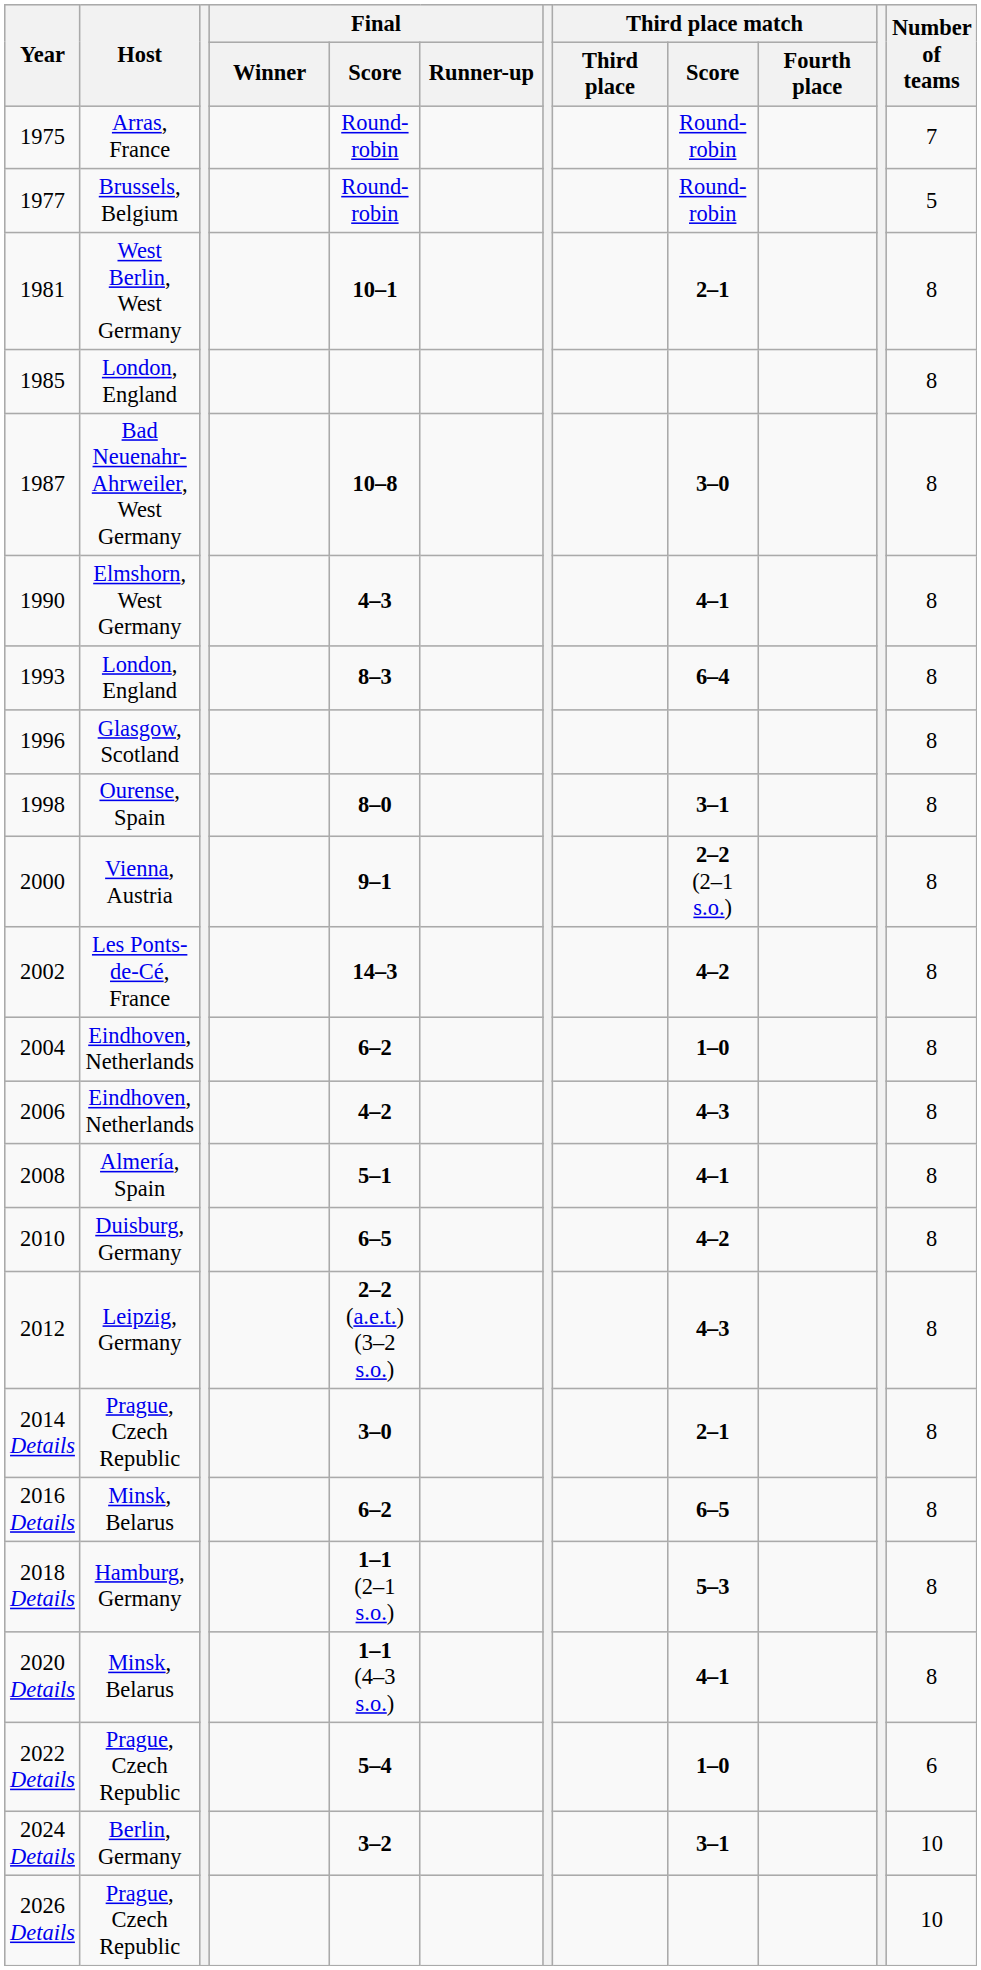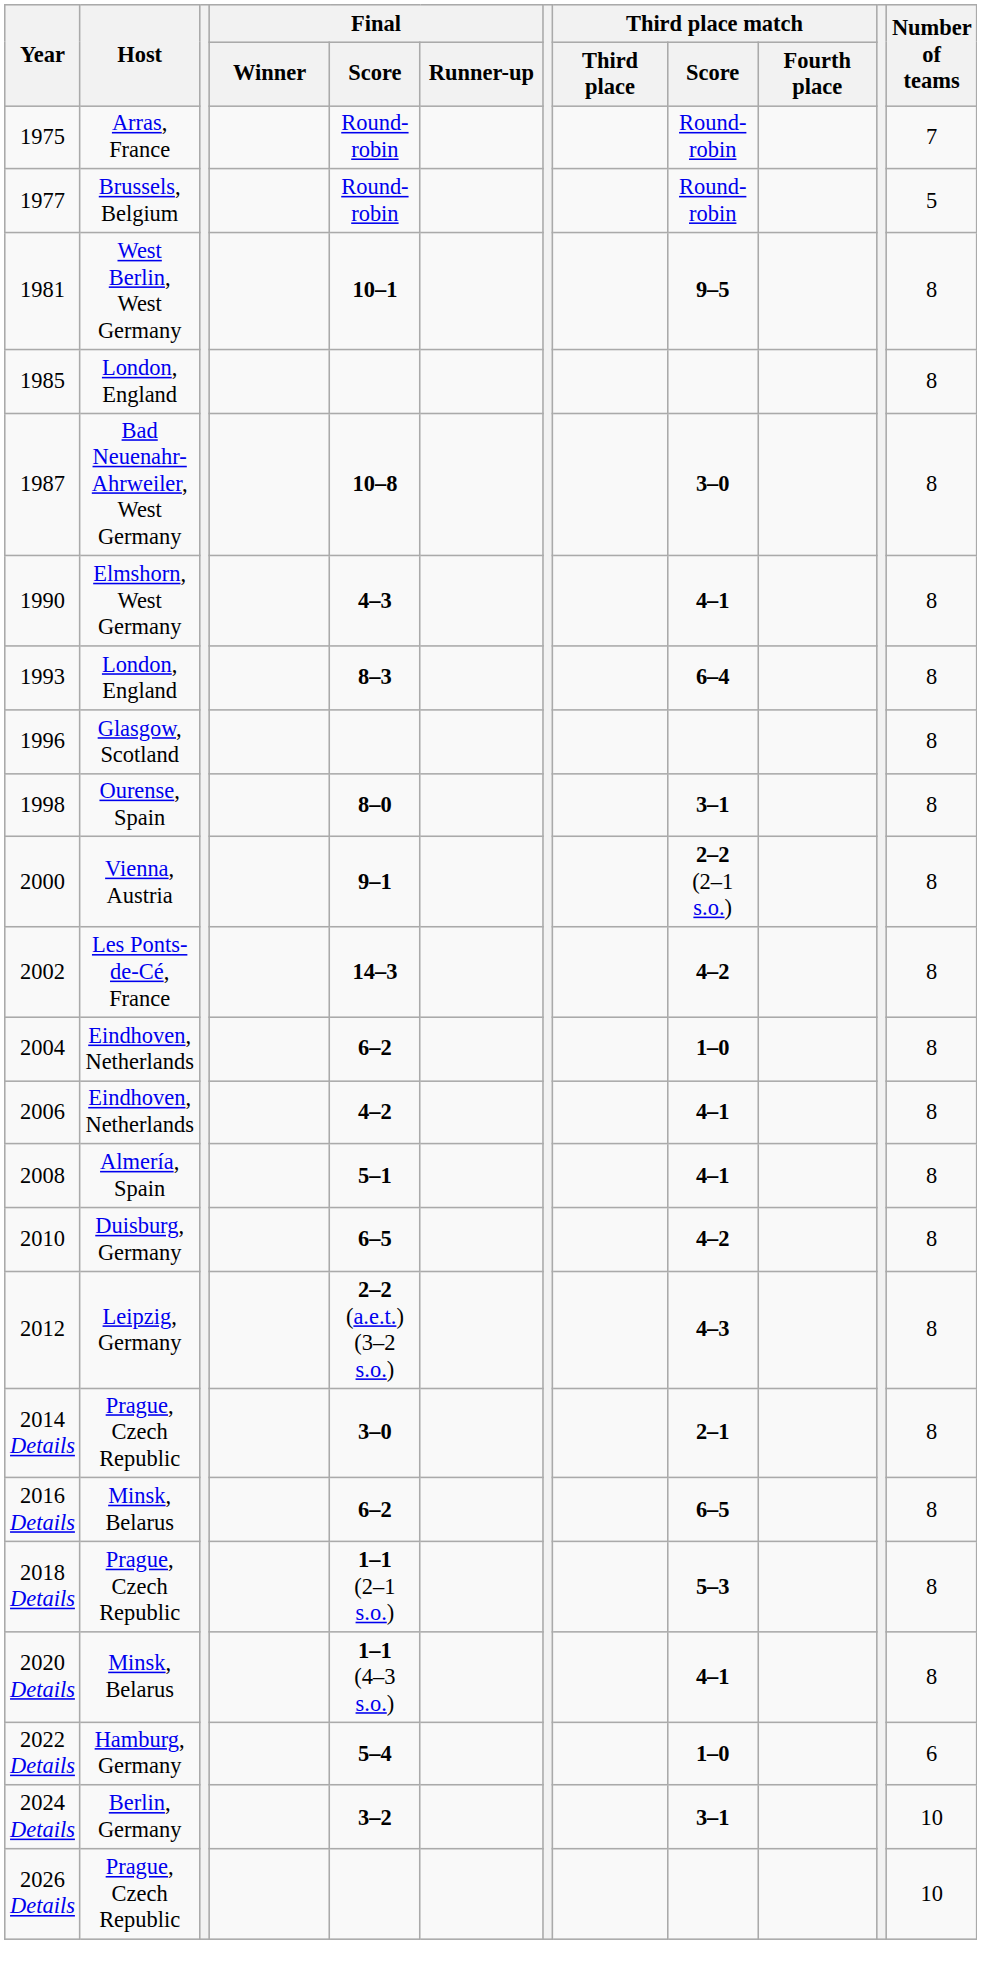(713, 290) 2–1 -> (713, 290) 9–5
(713, 1112) 4–3 -> (713, 1112) 4–1
(140, 1586) Hamburg, Germany -> (140, 1586) Prague, Czech Republic
(140, 1766) Prague, Czech Republic -> (140, 1753) Hamburg, Germany
